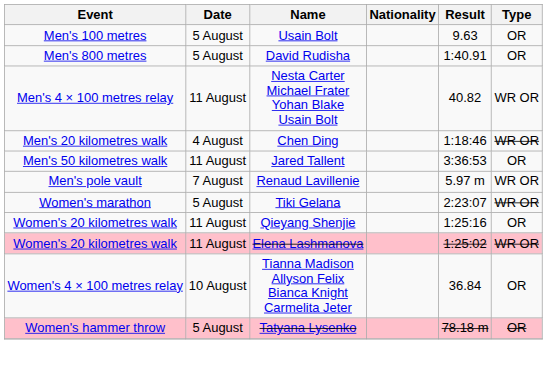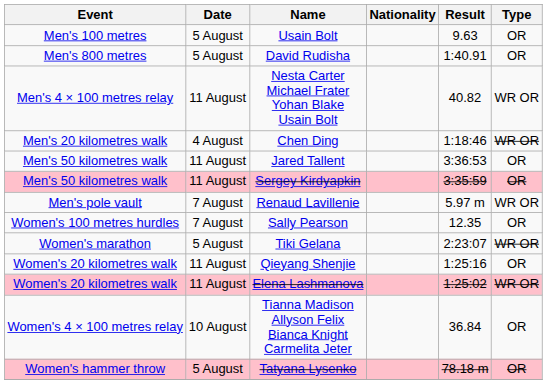+ row: (308, 181)
+ row: (308, 222)
